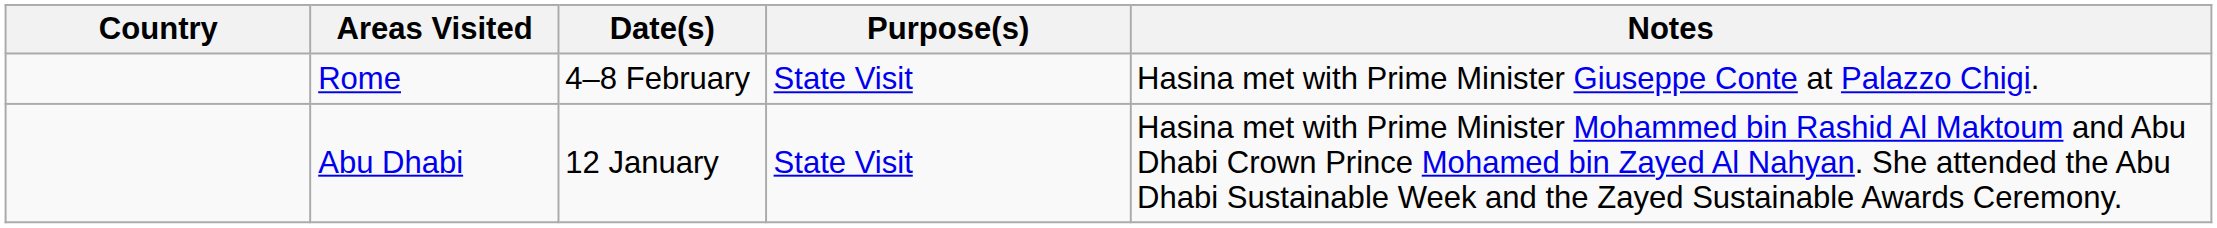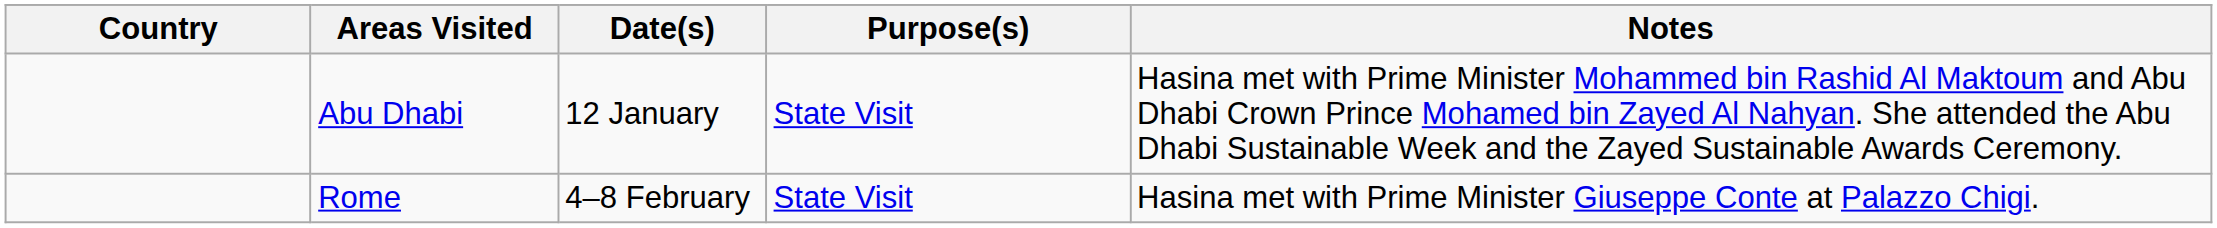rows swapped: (391, 162) <-> (360, 78)
